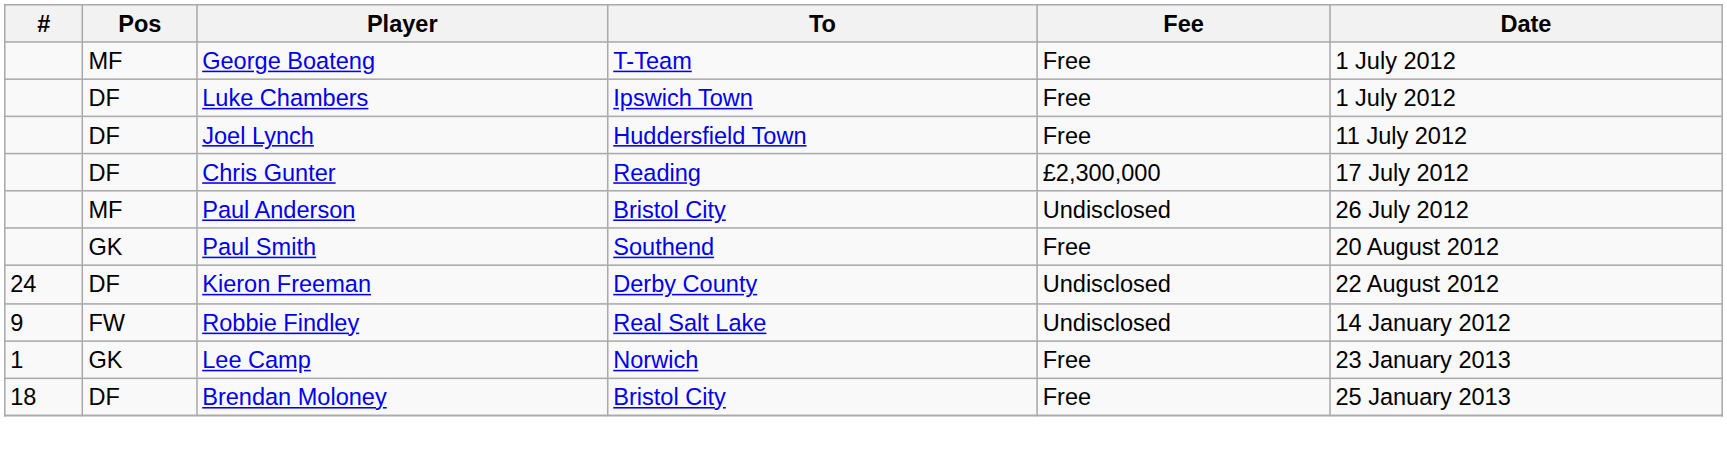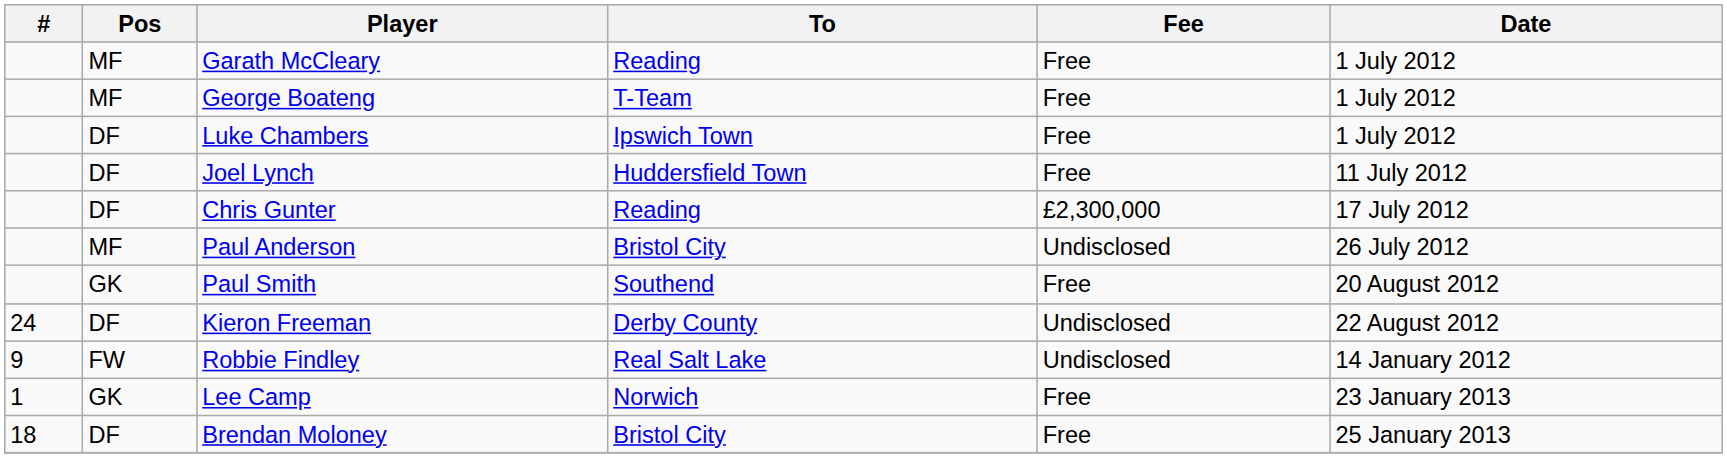+ row: (291, 61)
